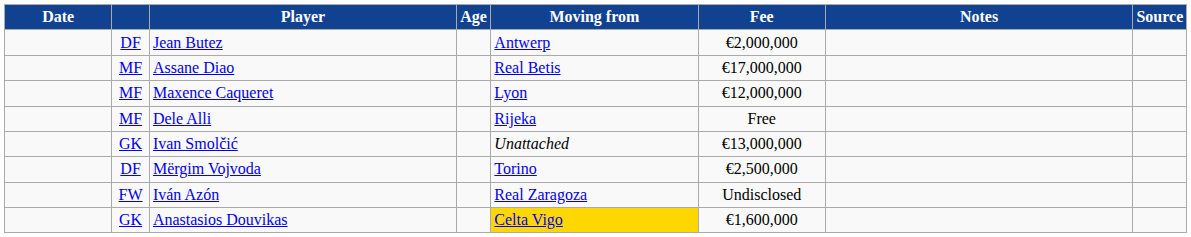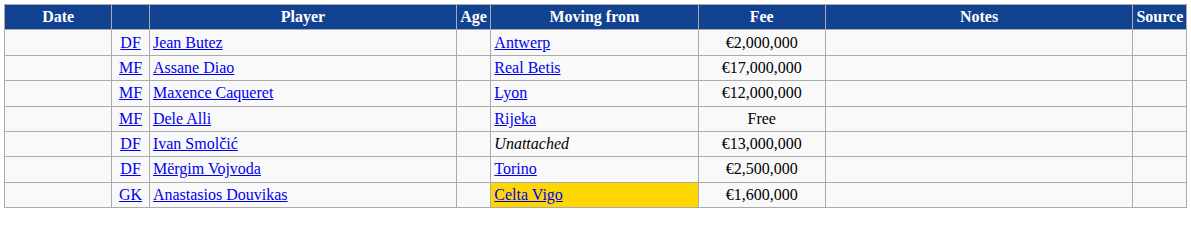(131, 144) GK -> (131, 144) DF
- row: (186, 194)
